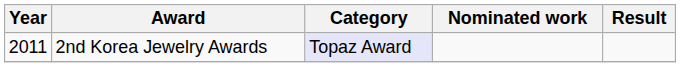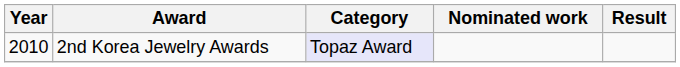(28, 47) 2011 -> (29, 47) 2010
